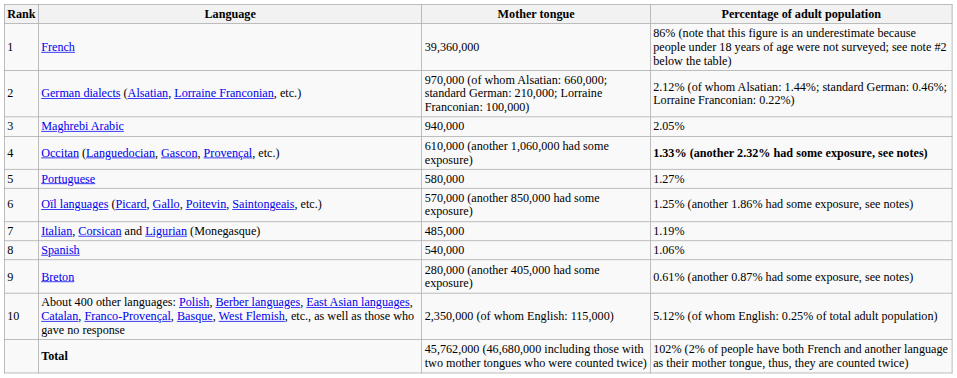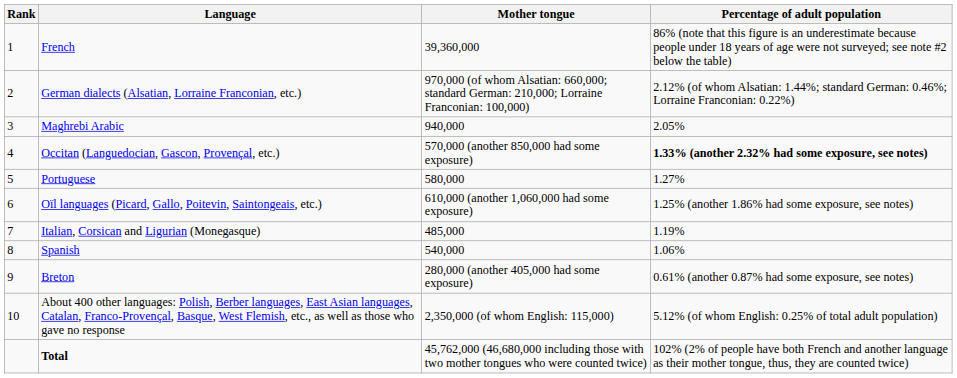(517, 152) 610,000 (another 1,060,000 had some exposure) -> (512, 152) 570,000 (another 850,000 had some exposure)
(512, 205) 570,000 (another 850,000 had some exposure) -> (517, 205) 610,000 (another 1,060,000 had some exposure)
